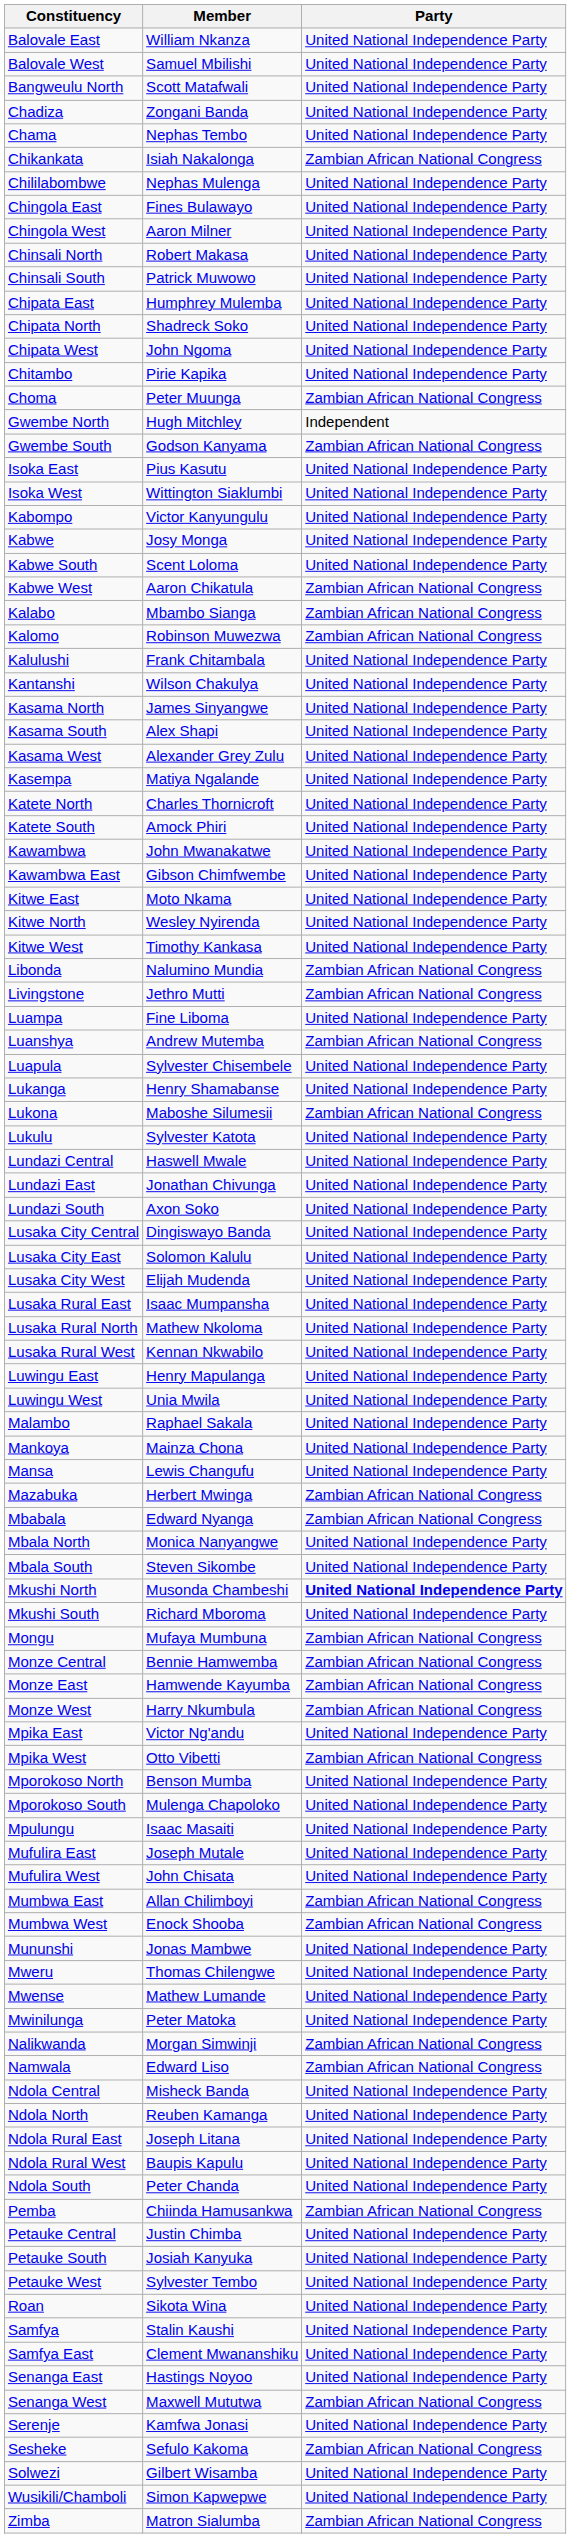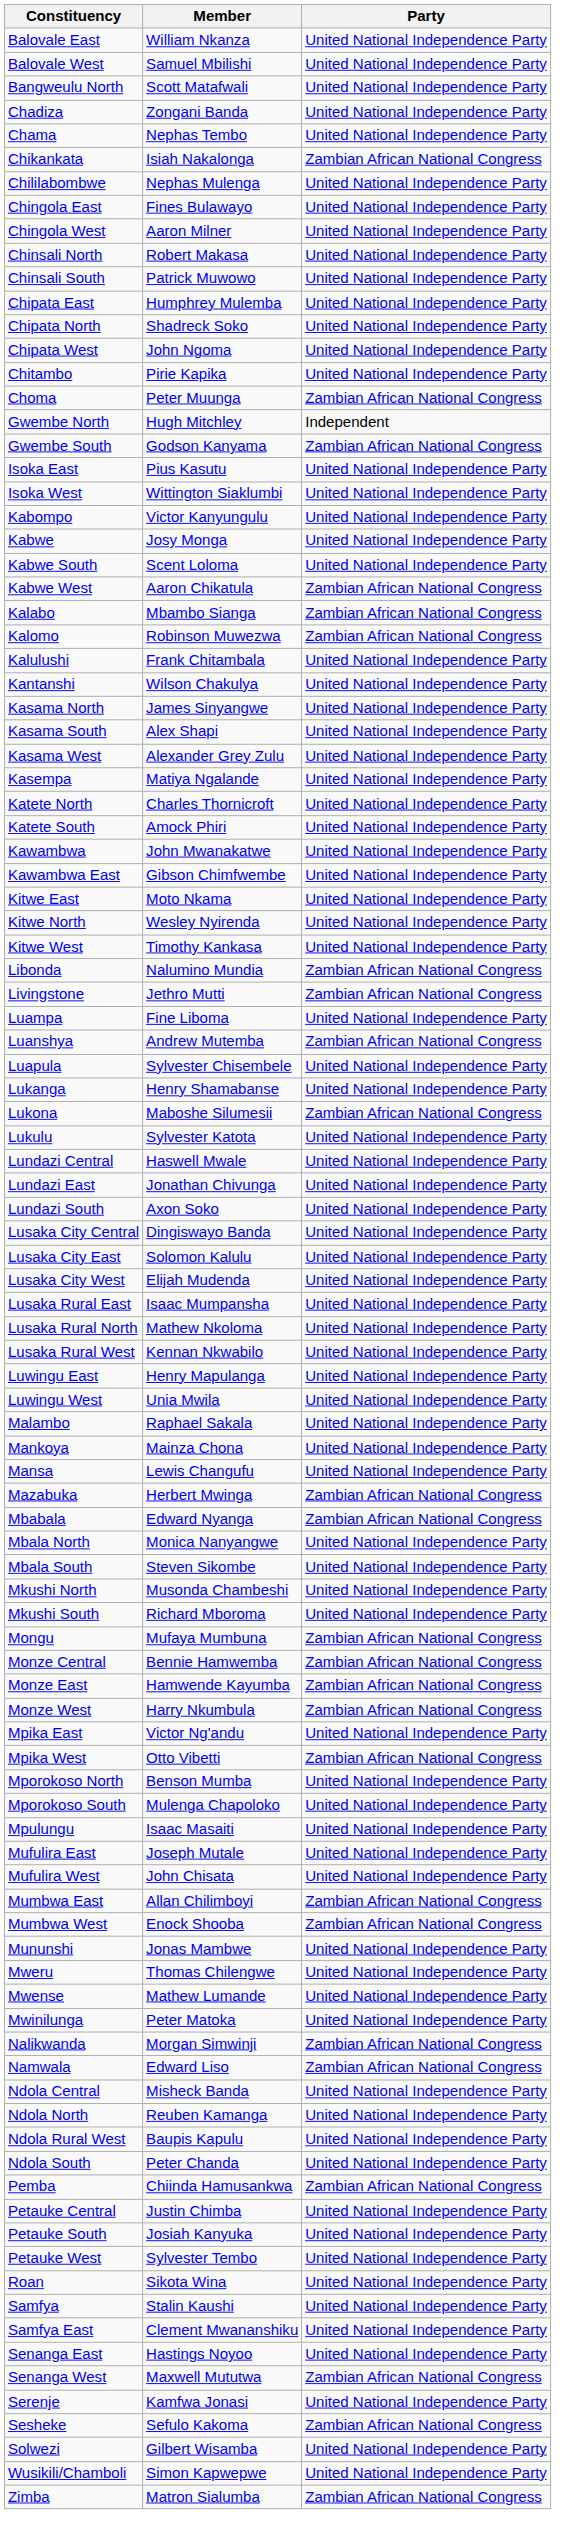(434, 1590) bold -> (426, 1590) normal
- row: (65, 2139)
